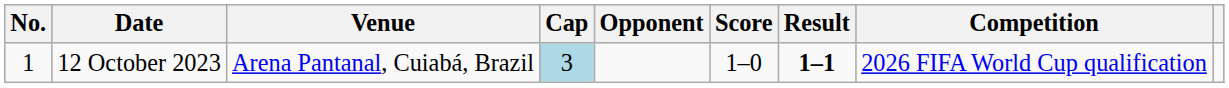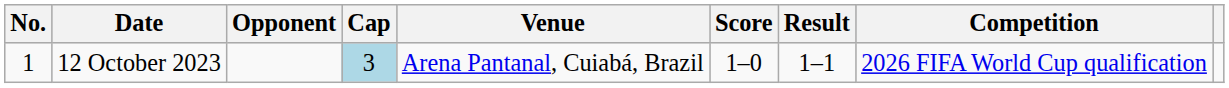columns swapped: (383, 23) <-> (652, 23)
(817, 62) bold -> (817, 62) normal
